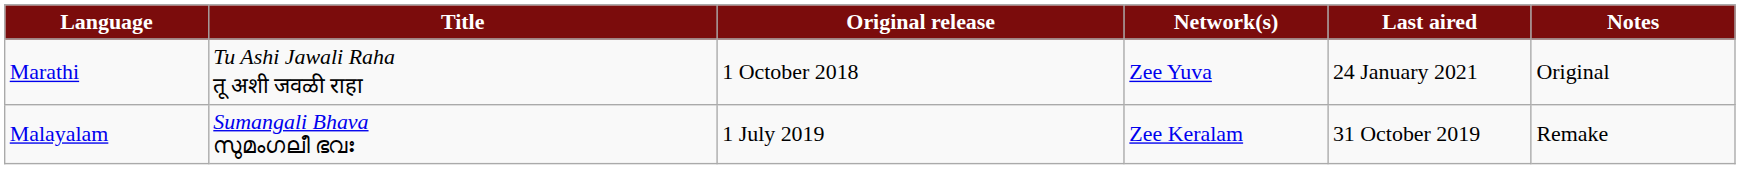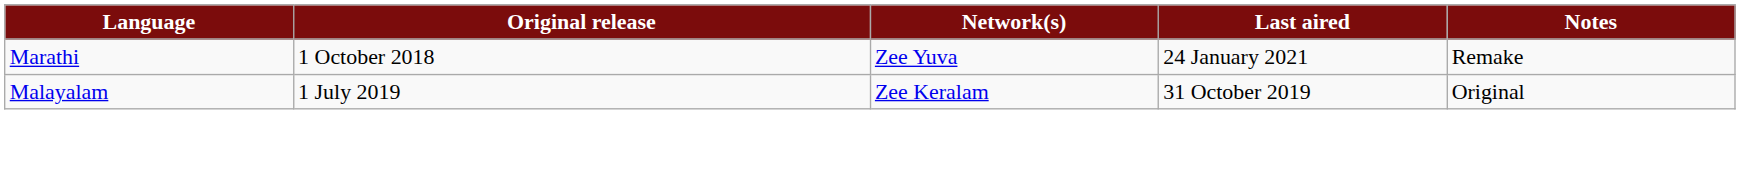- column: (463, 21)
(1573, 71) Original -> (1488, 56) Remake
(1572, 133) Remake -> (1488, 91) Original
